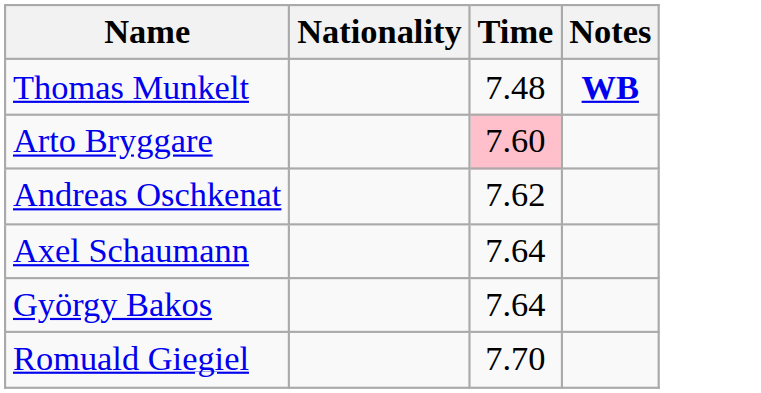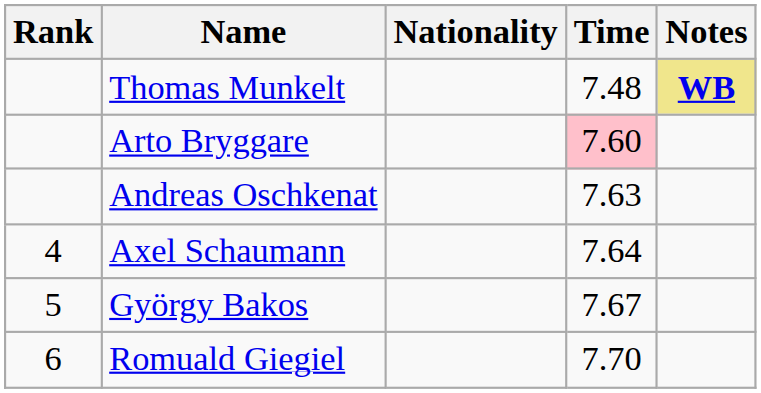+ column: (53, 31)
(610, 86) no background -> (706, 86) khaki background
(515, 195) 7.62 -> (612, 195) 7.63
(515, 304) 7.64 -> (612, 304) 7.67
